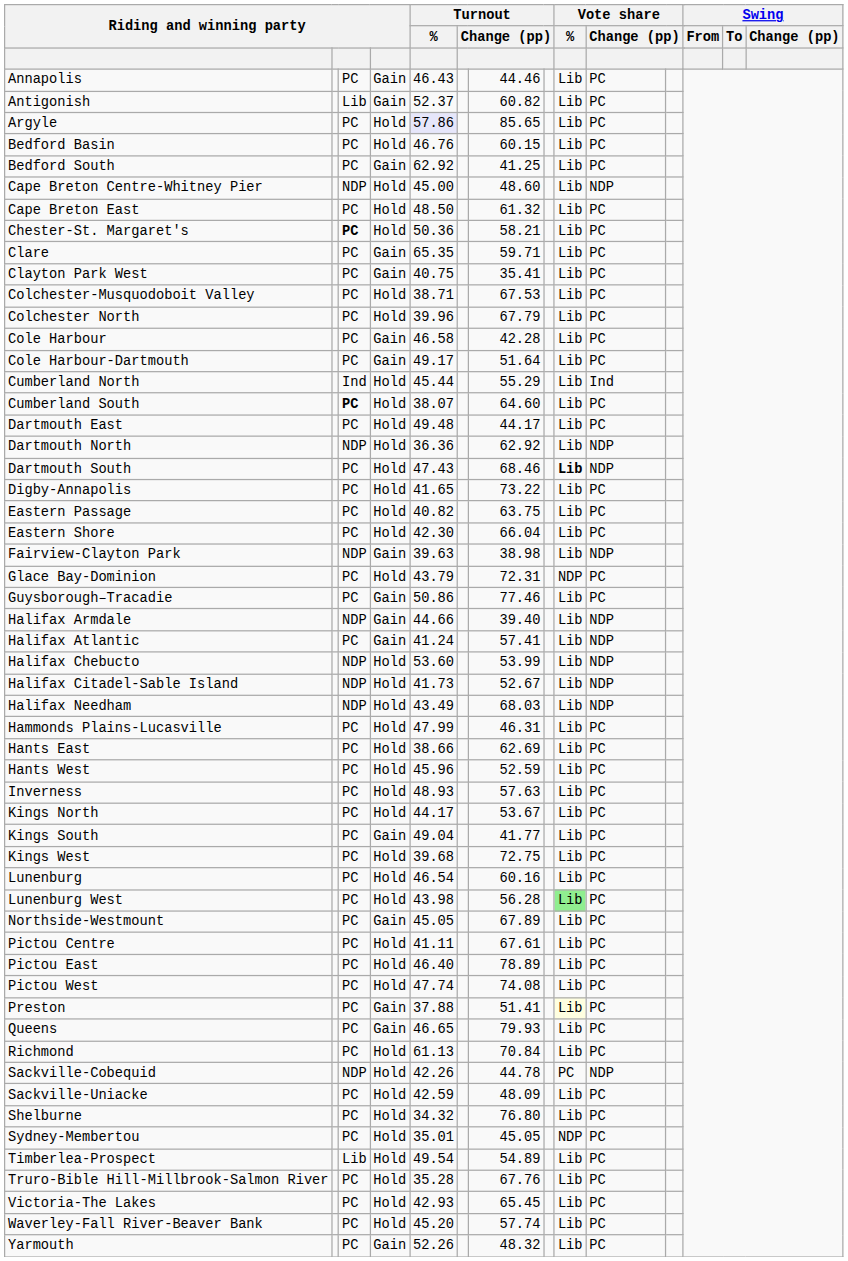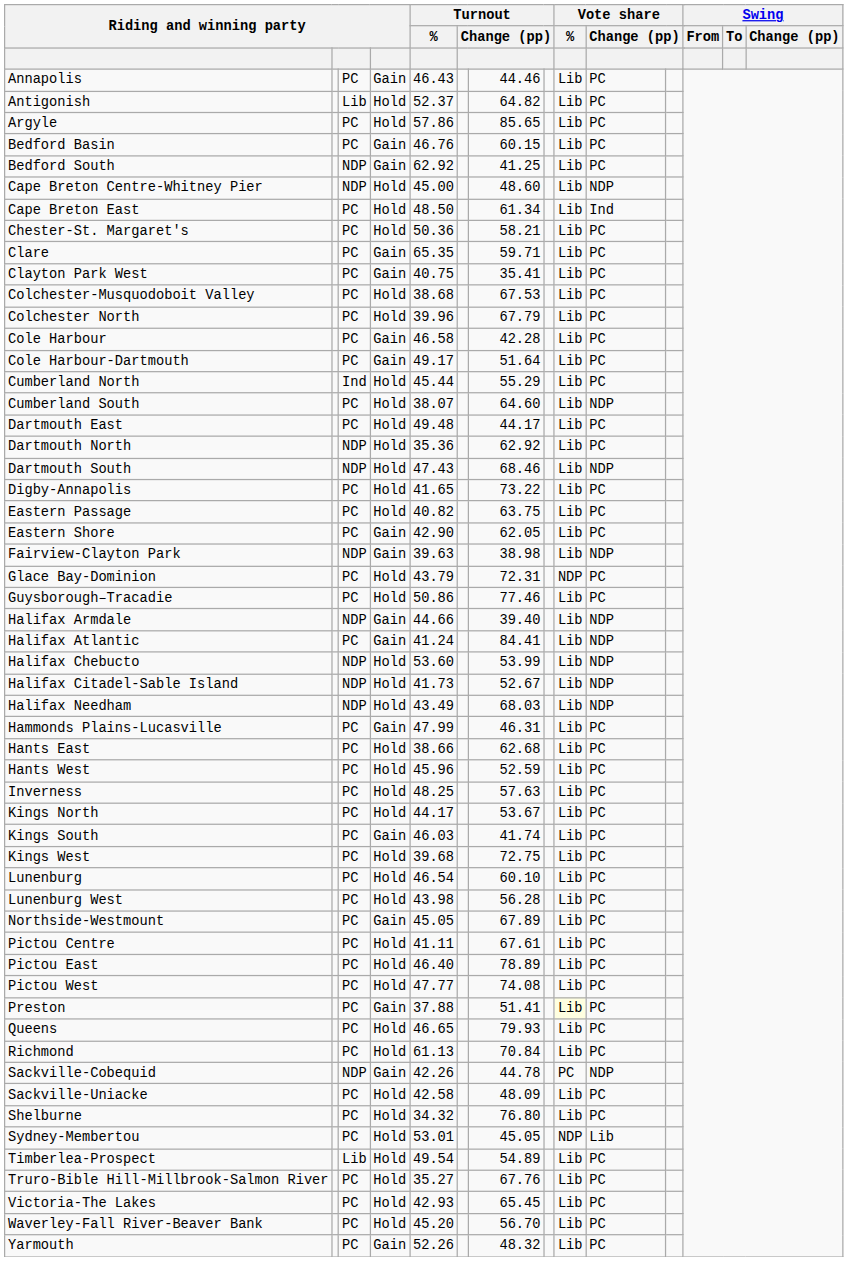(390, 102) Gain -> (390, 102) Hold
(520, 102) 60.82 -> (520, 102) 64.82
(434, 123) lavender background -> (434, 123) no background
(390, 145) Hold -> (390, 145) Gain
(350, 167) PC -> (354, 167) NDP
(520, 210) 61.32 -> (520, 210) 61.34
(597, 210) PC -> (602, 210) Ind
(350, 231) bold -> (350, 231) normal
(434, 296) 38.71 -> (434, 296) 38.68
(602, 382) Ind -> (597, 382) PC
(350, 404) bold -> (350, 404) normal
(597, 404) PC -> (602, 404) NDP
(434, 447) 36.36 -> (434, 447) 35.36
(602, 447) NDP -> (597, 447) PC
(350, 469) PC -> (354, 469) NDP
(570, 469) bold -> (570, 469) normal
(390, 533) Hold -> (390, 533) Gain
(434, 533) 42.30 -> (434, 533) 42.90
(520, 533) 66.04 -> (520, 533) 62.05
(390, 598) Gain -> (390, 598) Hold
(520, 641) 57.41 -> (520, 641) 84.41
(390, 728) Hold -> (390, 728) Gain
(520, 749) 62.69 -> (520, 749) 62.68
(434, 792) 48.93 -> (434, 792) 48.25
(434, 836) 49.04 -> (434, 836) 46.03
(520, 836) 41.77 -> (520, 836) 41.74
(520, 879) 60.16 -> (520, 879) 60.10
(570, 900) lightgreen background -> (570, 900) no background
(434, 987) 47.74 -> (434, 987) 47.77
(390, 1030) Gain -> (390, 1030) Hold
(390, 1073) Hold -> (390, 1073) Gain
(434, 1095) 42.59 -> (434, 1095) 42.58
(434, 1138) 35.01 -> (434, 1138) 53.01
(597, 1138) PC -> (602, 1138) Lib
(434, 1181) 35.28 -> (434, 1181) 35.27
(520, 1224) 57.74 -> (520, 1224) 56.70
